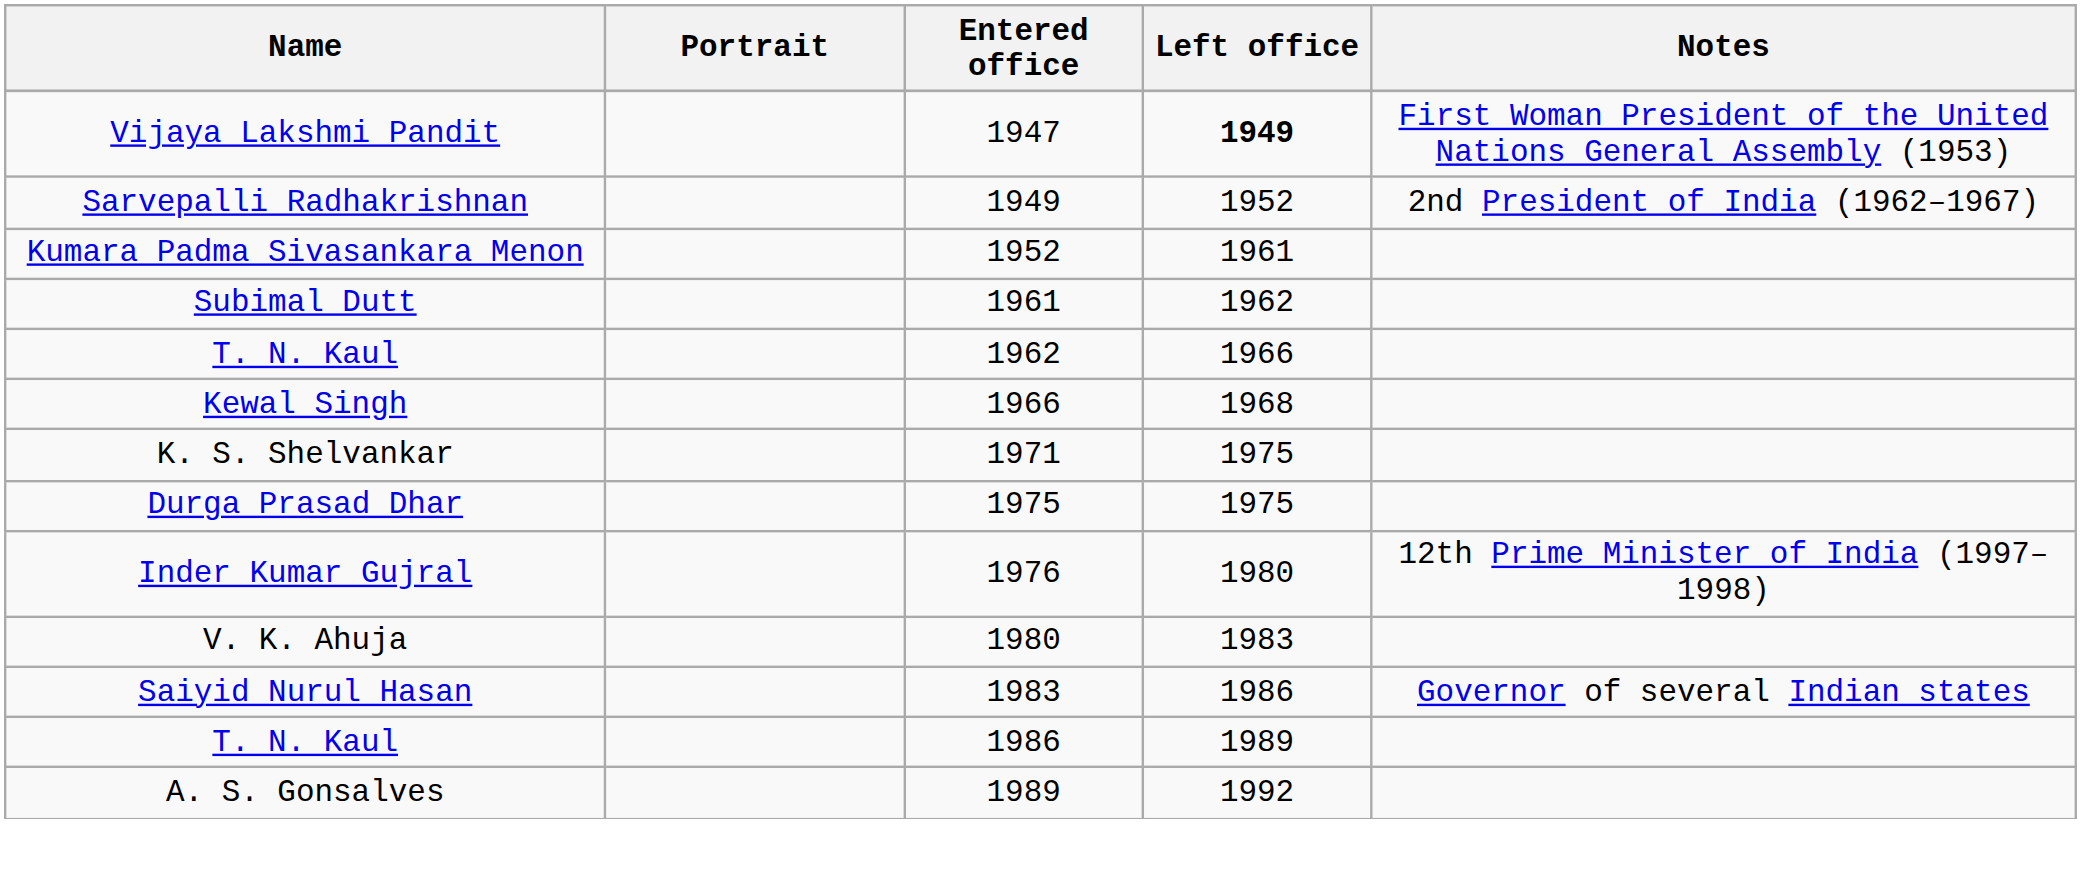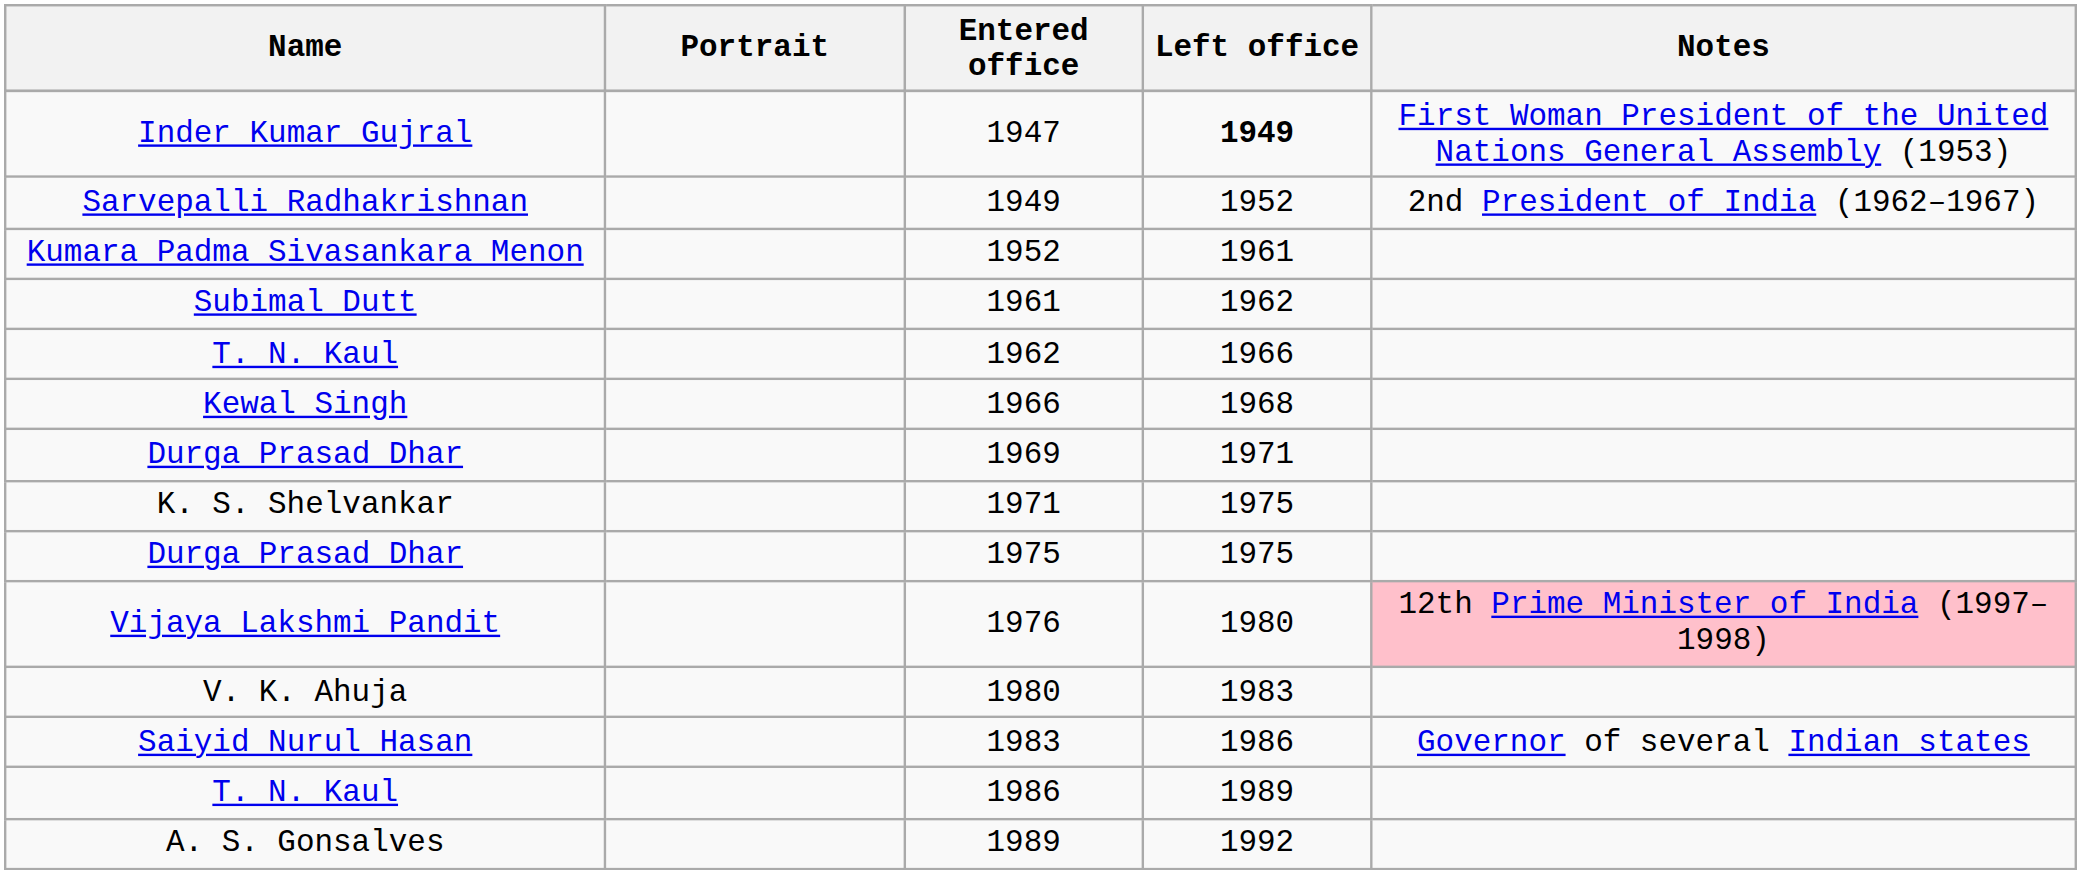(305, 134) Vijaya Lakshmi Pandit -> (305, 134) Inder Kumar Gujral
+ row: (1024, 455)
(305, 573) Inder Kumar Gujral -> (305, 624) Vijaya Lakshmi Pandit
(1723, 573) no background -> (1723, 624) pink background
